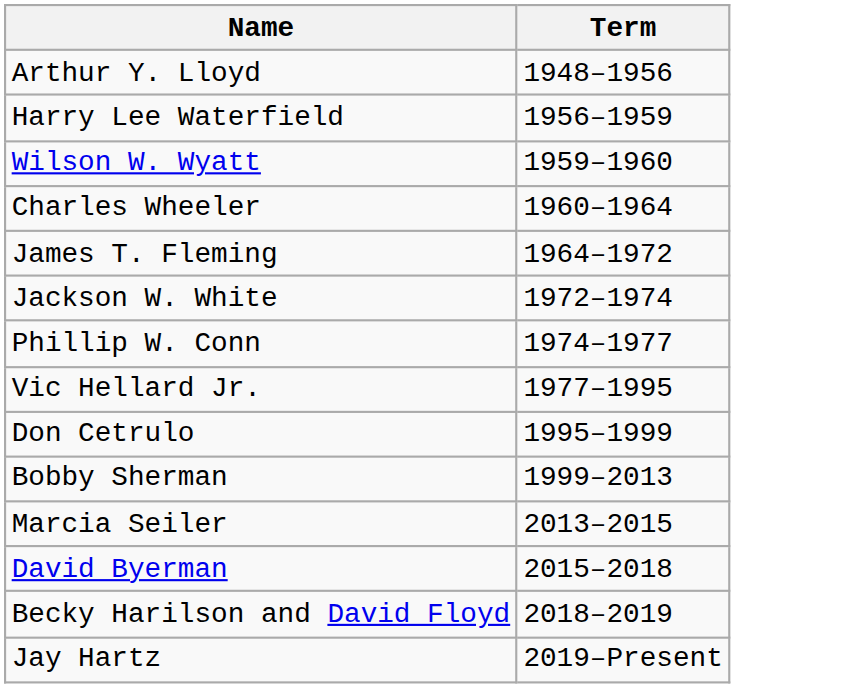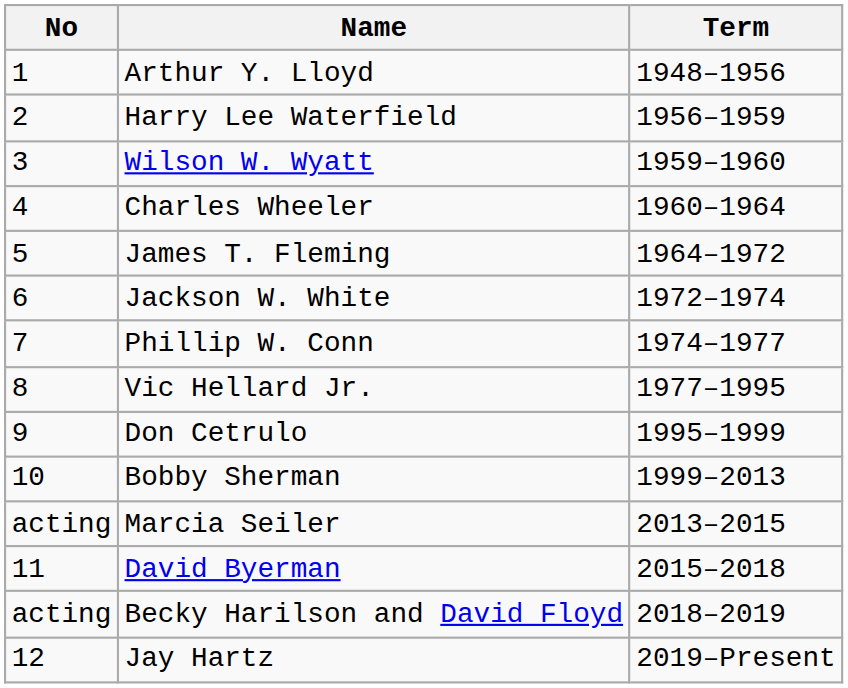+ column: (61, 28)
